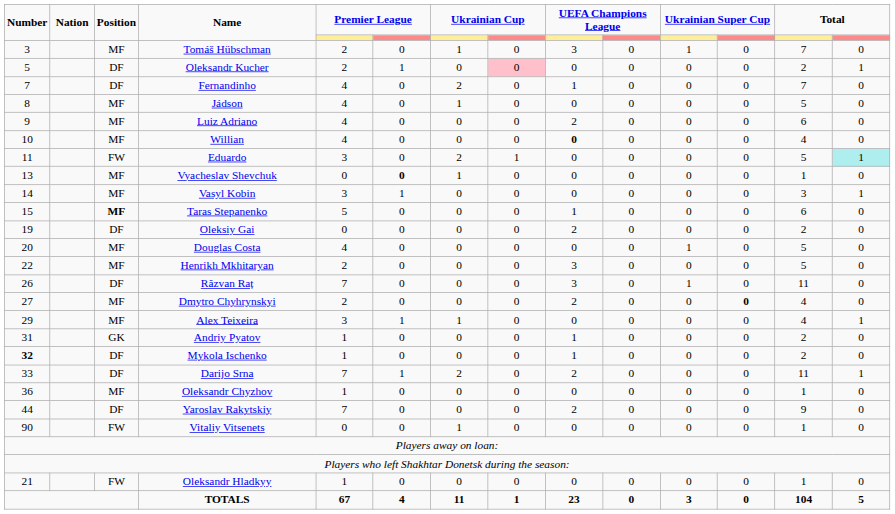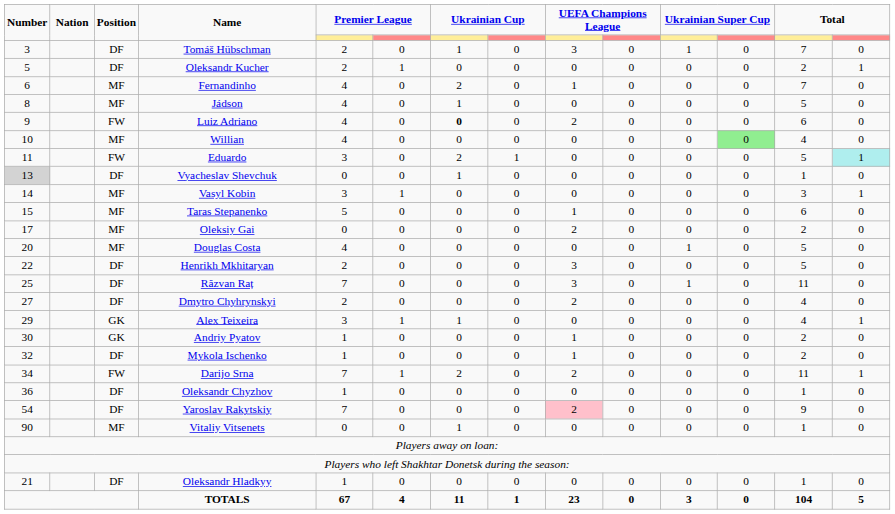(116, 49) MF -> (116, 49) DF
(517, 67) pink background -> (517, 67) no background
(27, 85) 7 -> (27, 85) 6
(116, 85) DF -> (116, 85) MF
(116, 121) MF -> (116, 121) FW
(459, 121) normal -> (459, 121) bold
(574, 139) bold -> (574, 139) normal
(746, 139) no background -> (746, 139) lightgreen background
(27, 175) no background -> (27, 175) lightgrey background
(116, 175) MF -> (116, 175) DF
(402, 175) bold -> (402, 175) normal
(116, 211) bold -> (116, 211) normal
(27, 229) 19 -> (27, 229) 17
(116, 229) DF -> (116, 229) MF
(116, 265) MF -> (116, 265) DF
(27, 283) 26 -> (27, 283) 25
(116, 301) MF -> (116, 301) DF
(746, 301) bold -> (746, 301) normal
(116, 319) MF -> (116, 319) GK
(27, 337) 31 -> (27, 337) 30
(27, 355) bold -> (27, 355) normal
(27, 373) 33 -> (27, 373) 34
(116, 373) DF -> (116, 373) FW
(116, 391) MF -> (116, 391) DF
(27, 409) 44 -> (27, 409) 54
(574, 409) no background -> (574, 409) pink background
(116, 427) FW -> (116, 427) MF
(116, 481) FW -> (116, 481) DF
